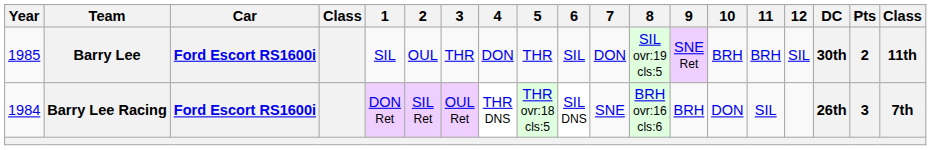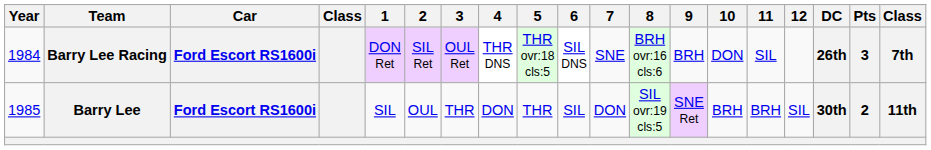rows swapped: (107, 110) <-> (107, 55)
